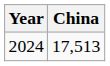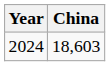(76, 46) 17,513 -> (76, 46) 18,603
